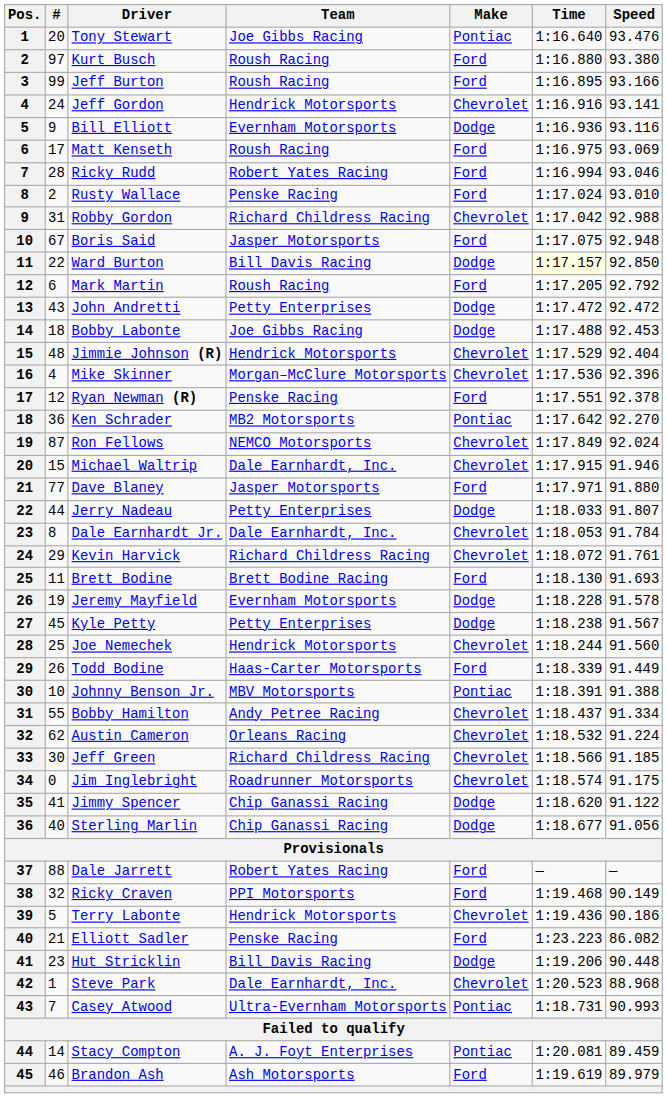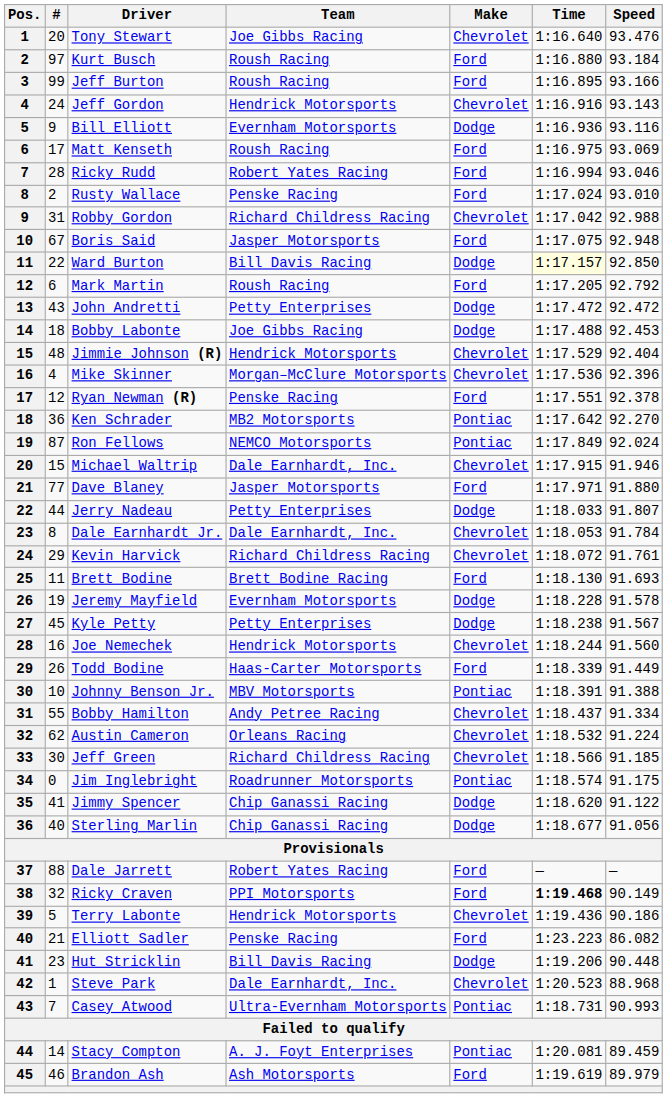(483, 39) Pontiac -> (491, 39) Chevrolet
(634, 61) 93.380 -> (634, 61) 93.184
(634, 106) 93.141 -> (634, 106) 93.143
(491, 444) Chevrolet -> (483, 444) Pontiac
(57, 647) 25 -> (57, 647) 16
(491, 782) Chevrolet -> (483, 782) Pontiac
(569, 895) normal -> (569, 895) bold
